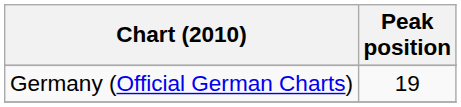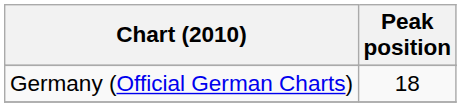(407, 83) 19 -> (407, 83) 18
